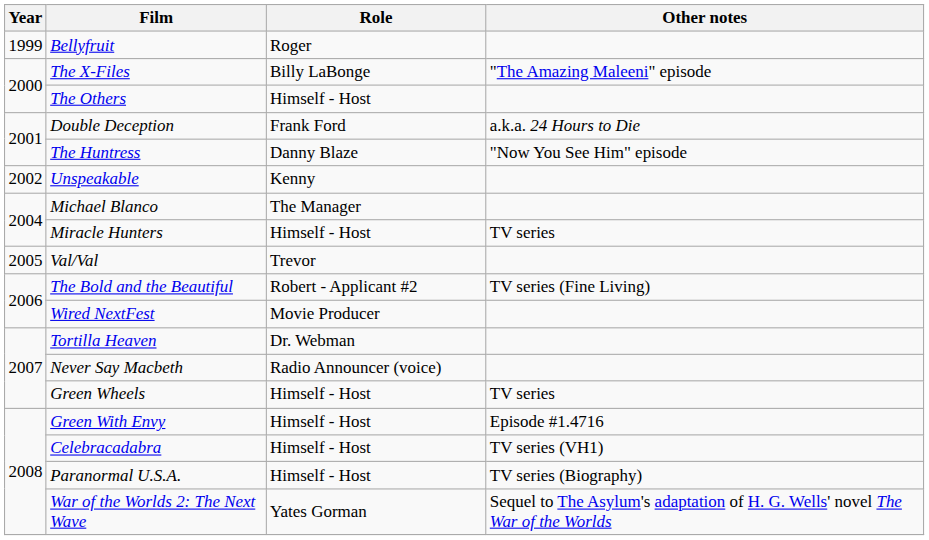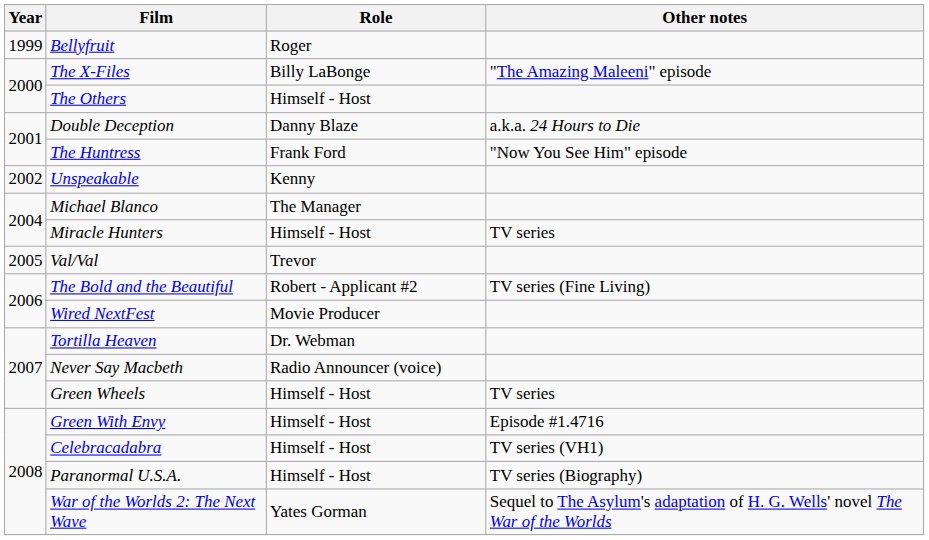(308, 125) Frank Ford -> (314, 125) Danny Blaze
(314, 152) Danny Blaze -> (308, 152) Frank Ford
